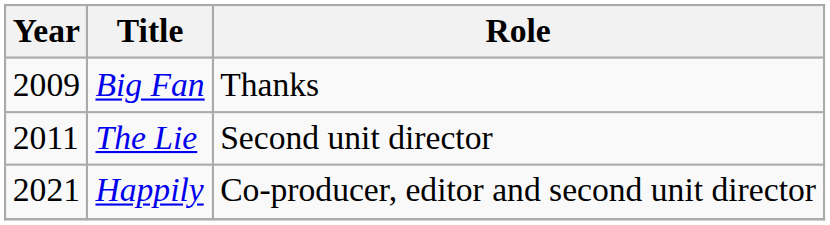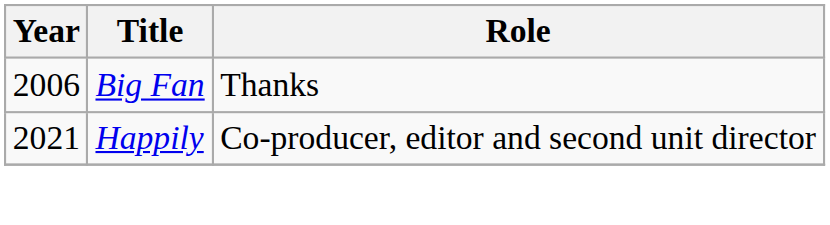(46, 84) 2009 -> (46, 84) 2006
- row: (146, 137)
